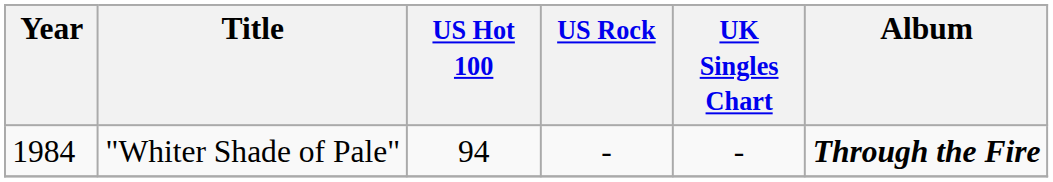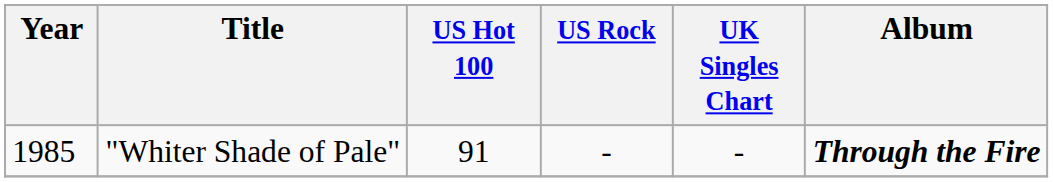(44, 150) 1984 -> (44, 150) 1985
(474, 150) 94 -> (474, 150) 91
